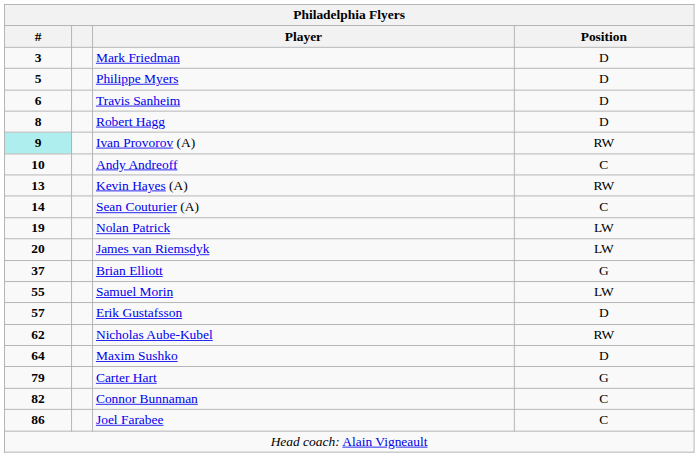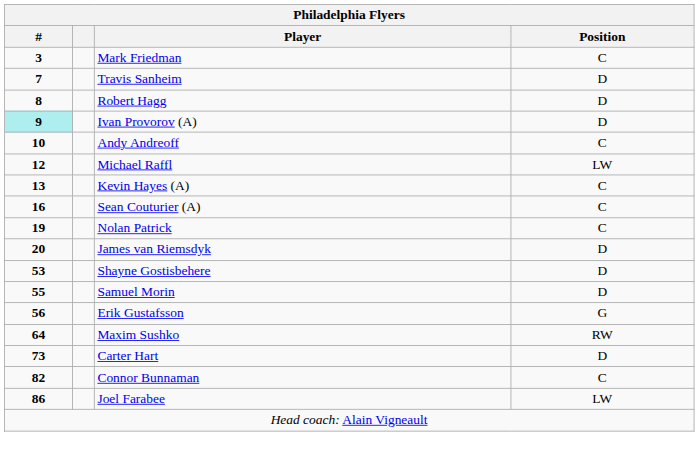(604, 57) D -> (602, 57) C
- row: (137, 79)
(38, 100) 6 -> (39, 79) 7
(604, 143) RW -> (602, 121) D
+ row: (135, 164)
(604, 185) RW -> (602, 185) C
(38, 206) 14 -> (39, 206) 16
(604, 228) LW -> (602, 228) C
(604, 249) LW -> (602, 249) D
- row: (129, 270)
+ row: (154, 270)
(604, 292) LW -> (602, 292) D
(38, 313) 57 -> (39, 313) 56
(604, 313) D -> (602, 313) G
- row: (154, 334)
(604, 356) D -> (602, 334) RW
(38, 377) 79 -> (39, 356) 73
(604, 377) G -> (602, 356) D
(604, 420) C -> (602, 398) LW
